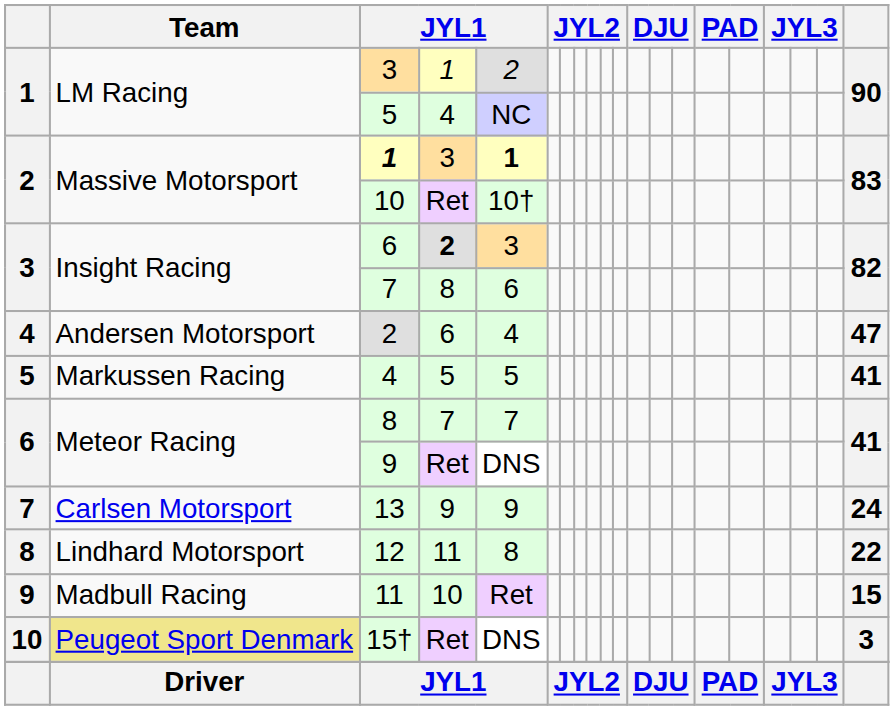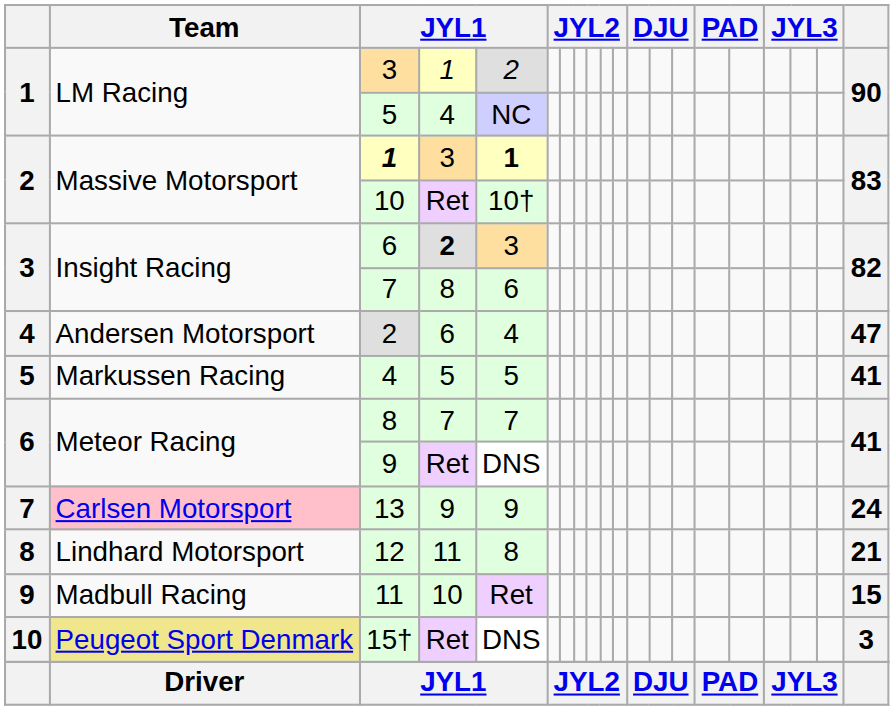(173, 508) no background -> (173, 508) pink background
(866, 551) 22 -> (866, 551) 21
